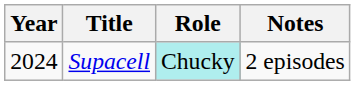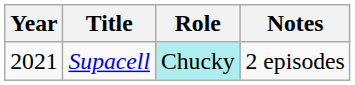(34, 60) 2024 -> (34, 60) 2021
